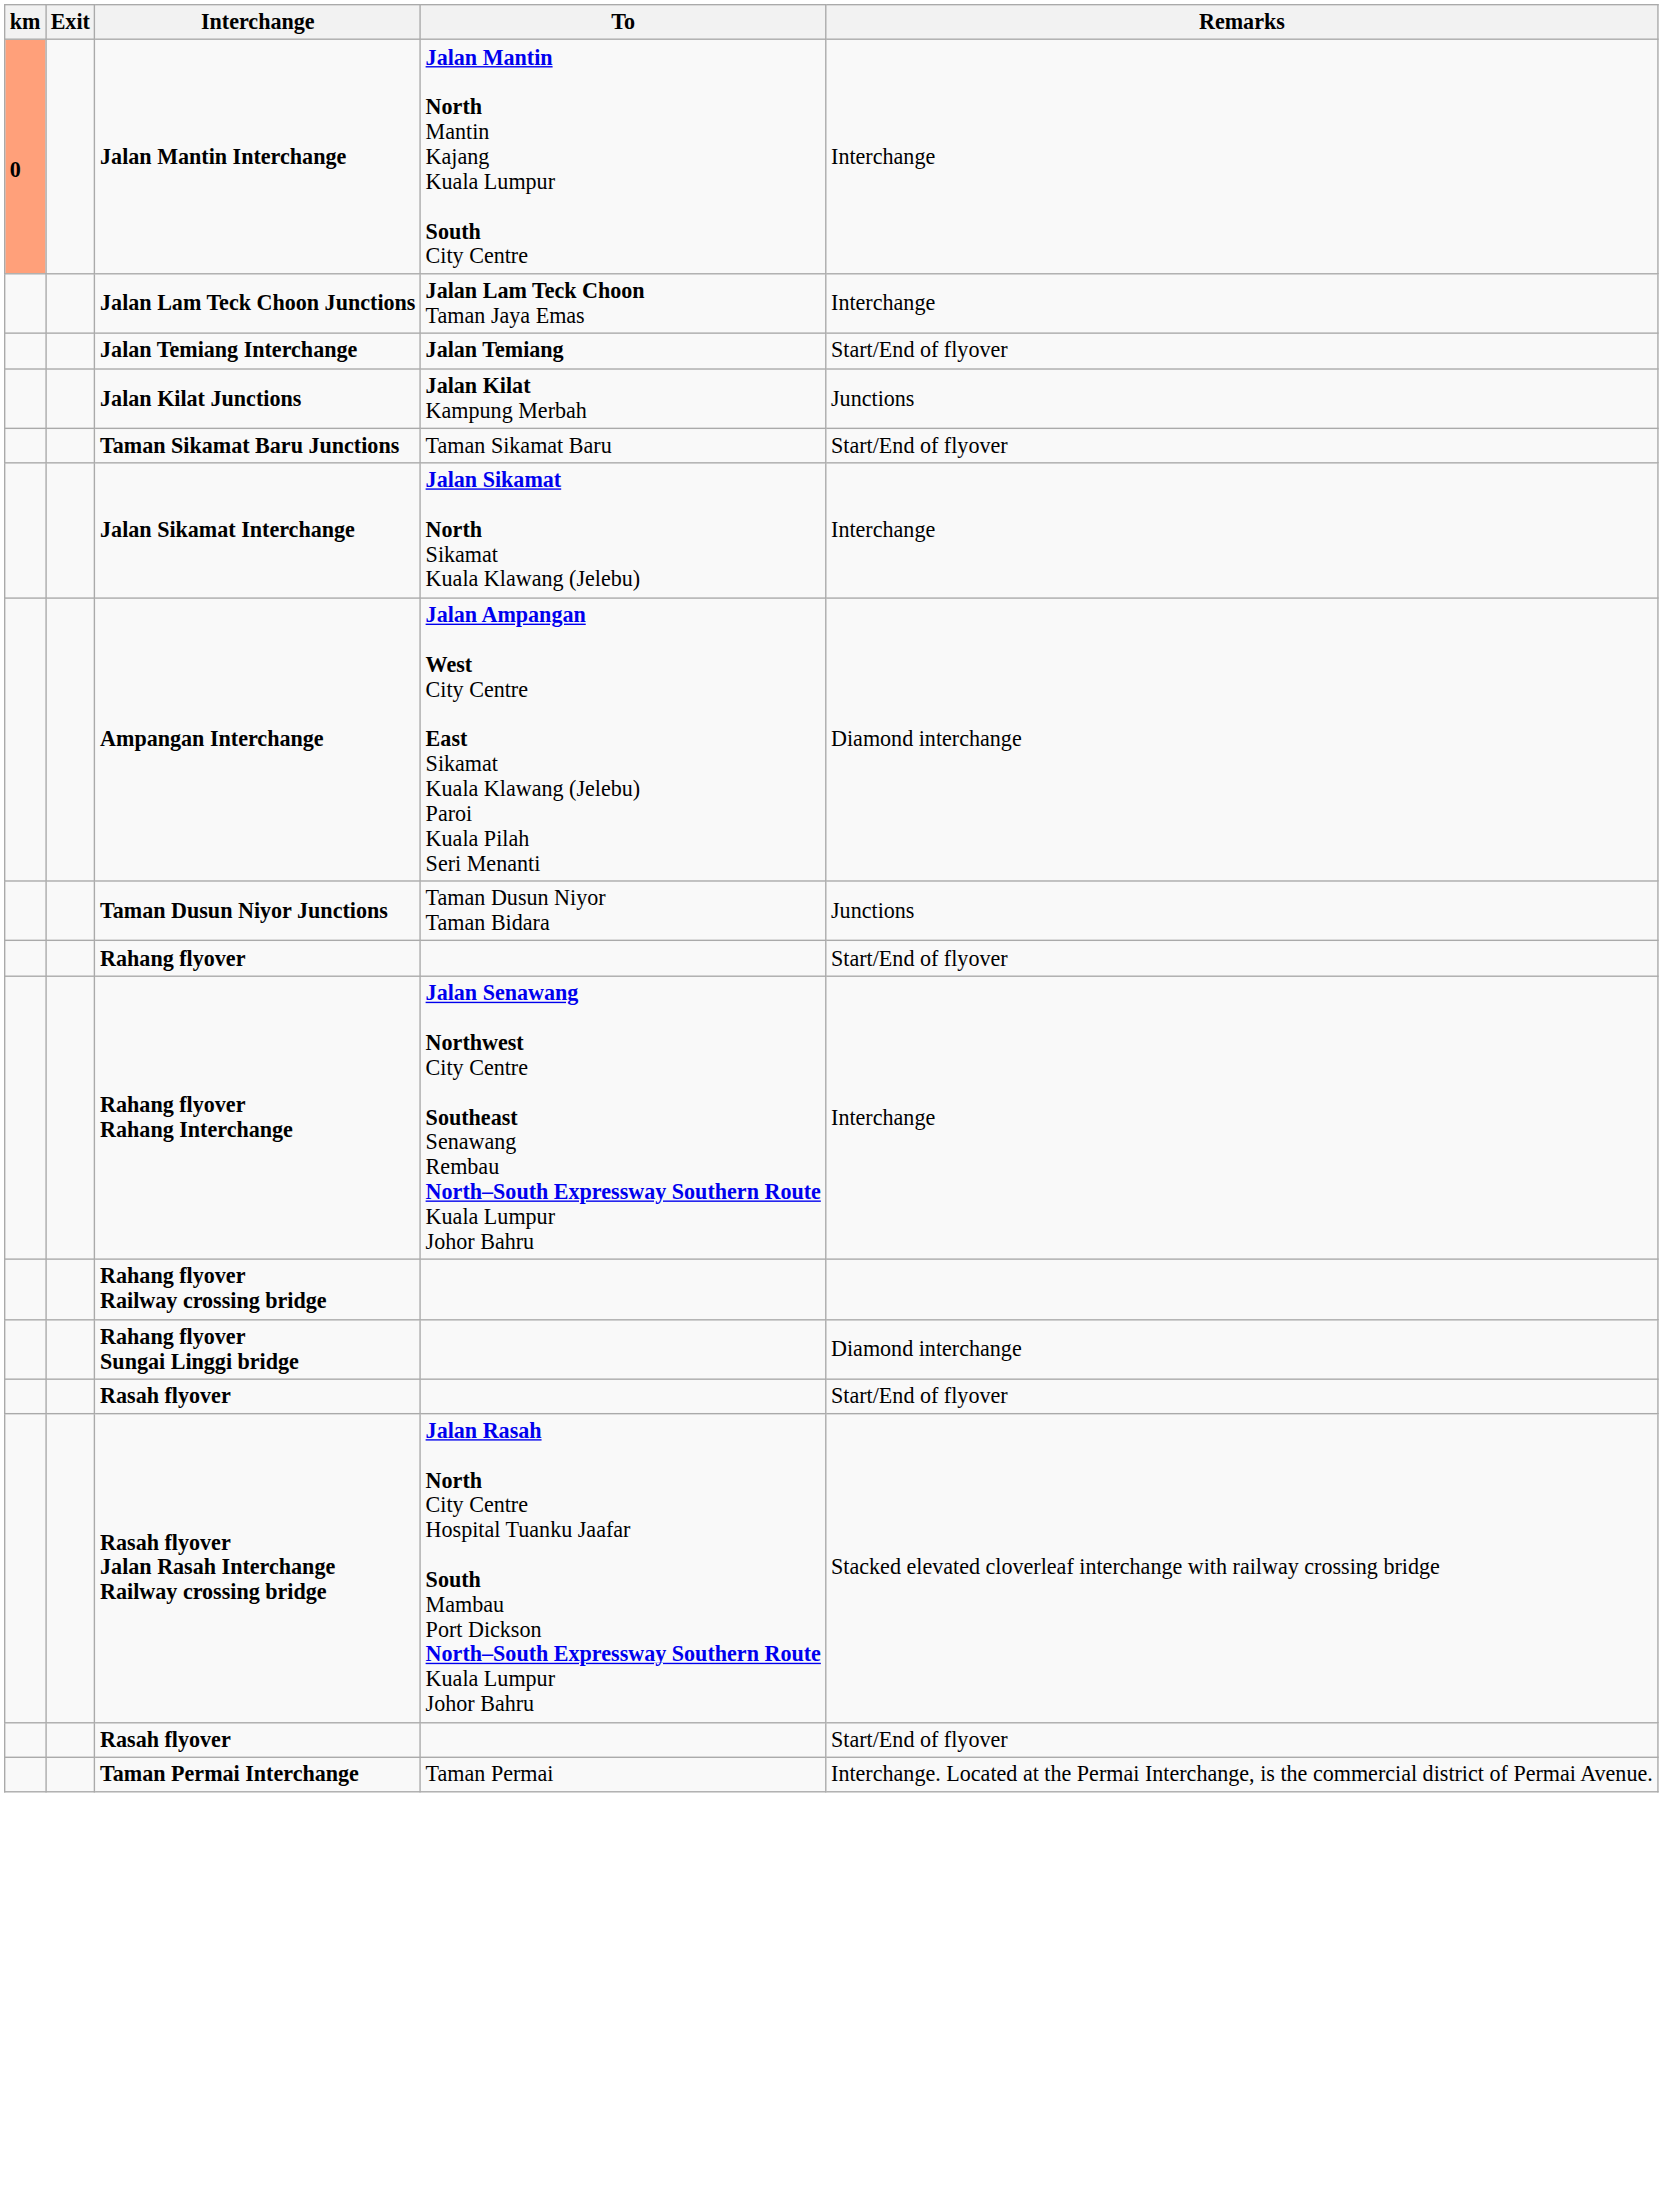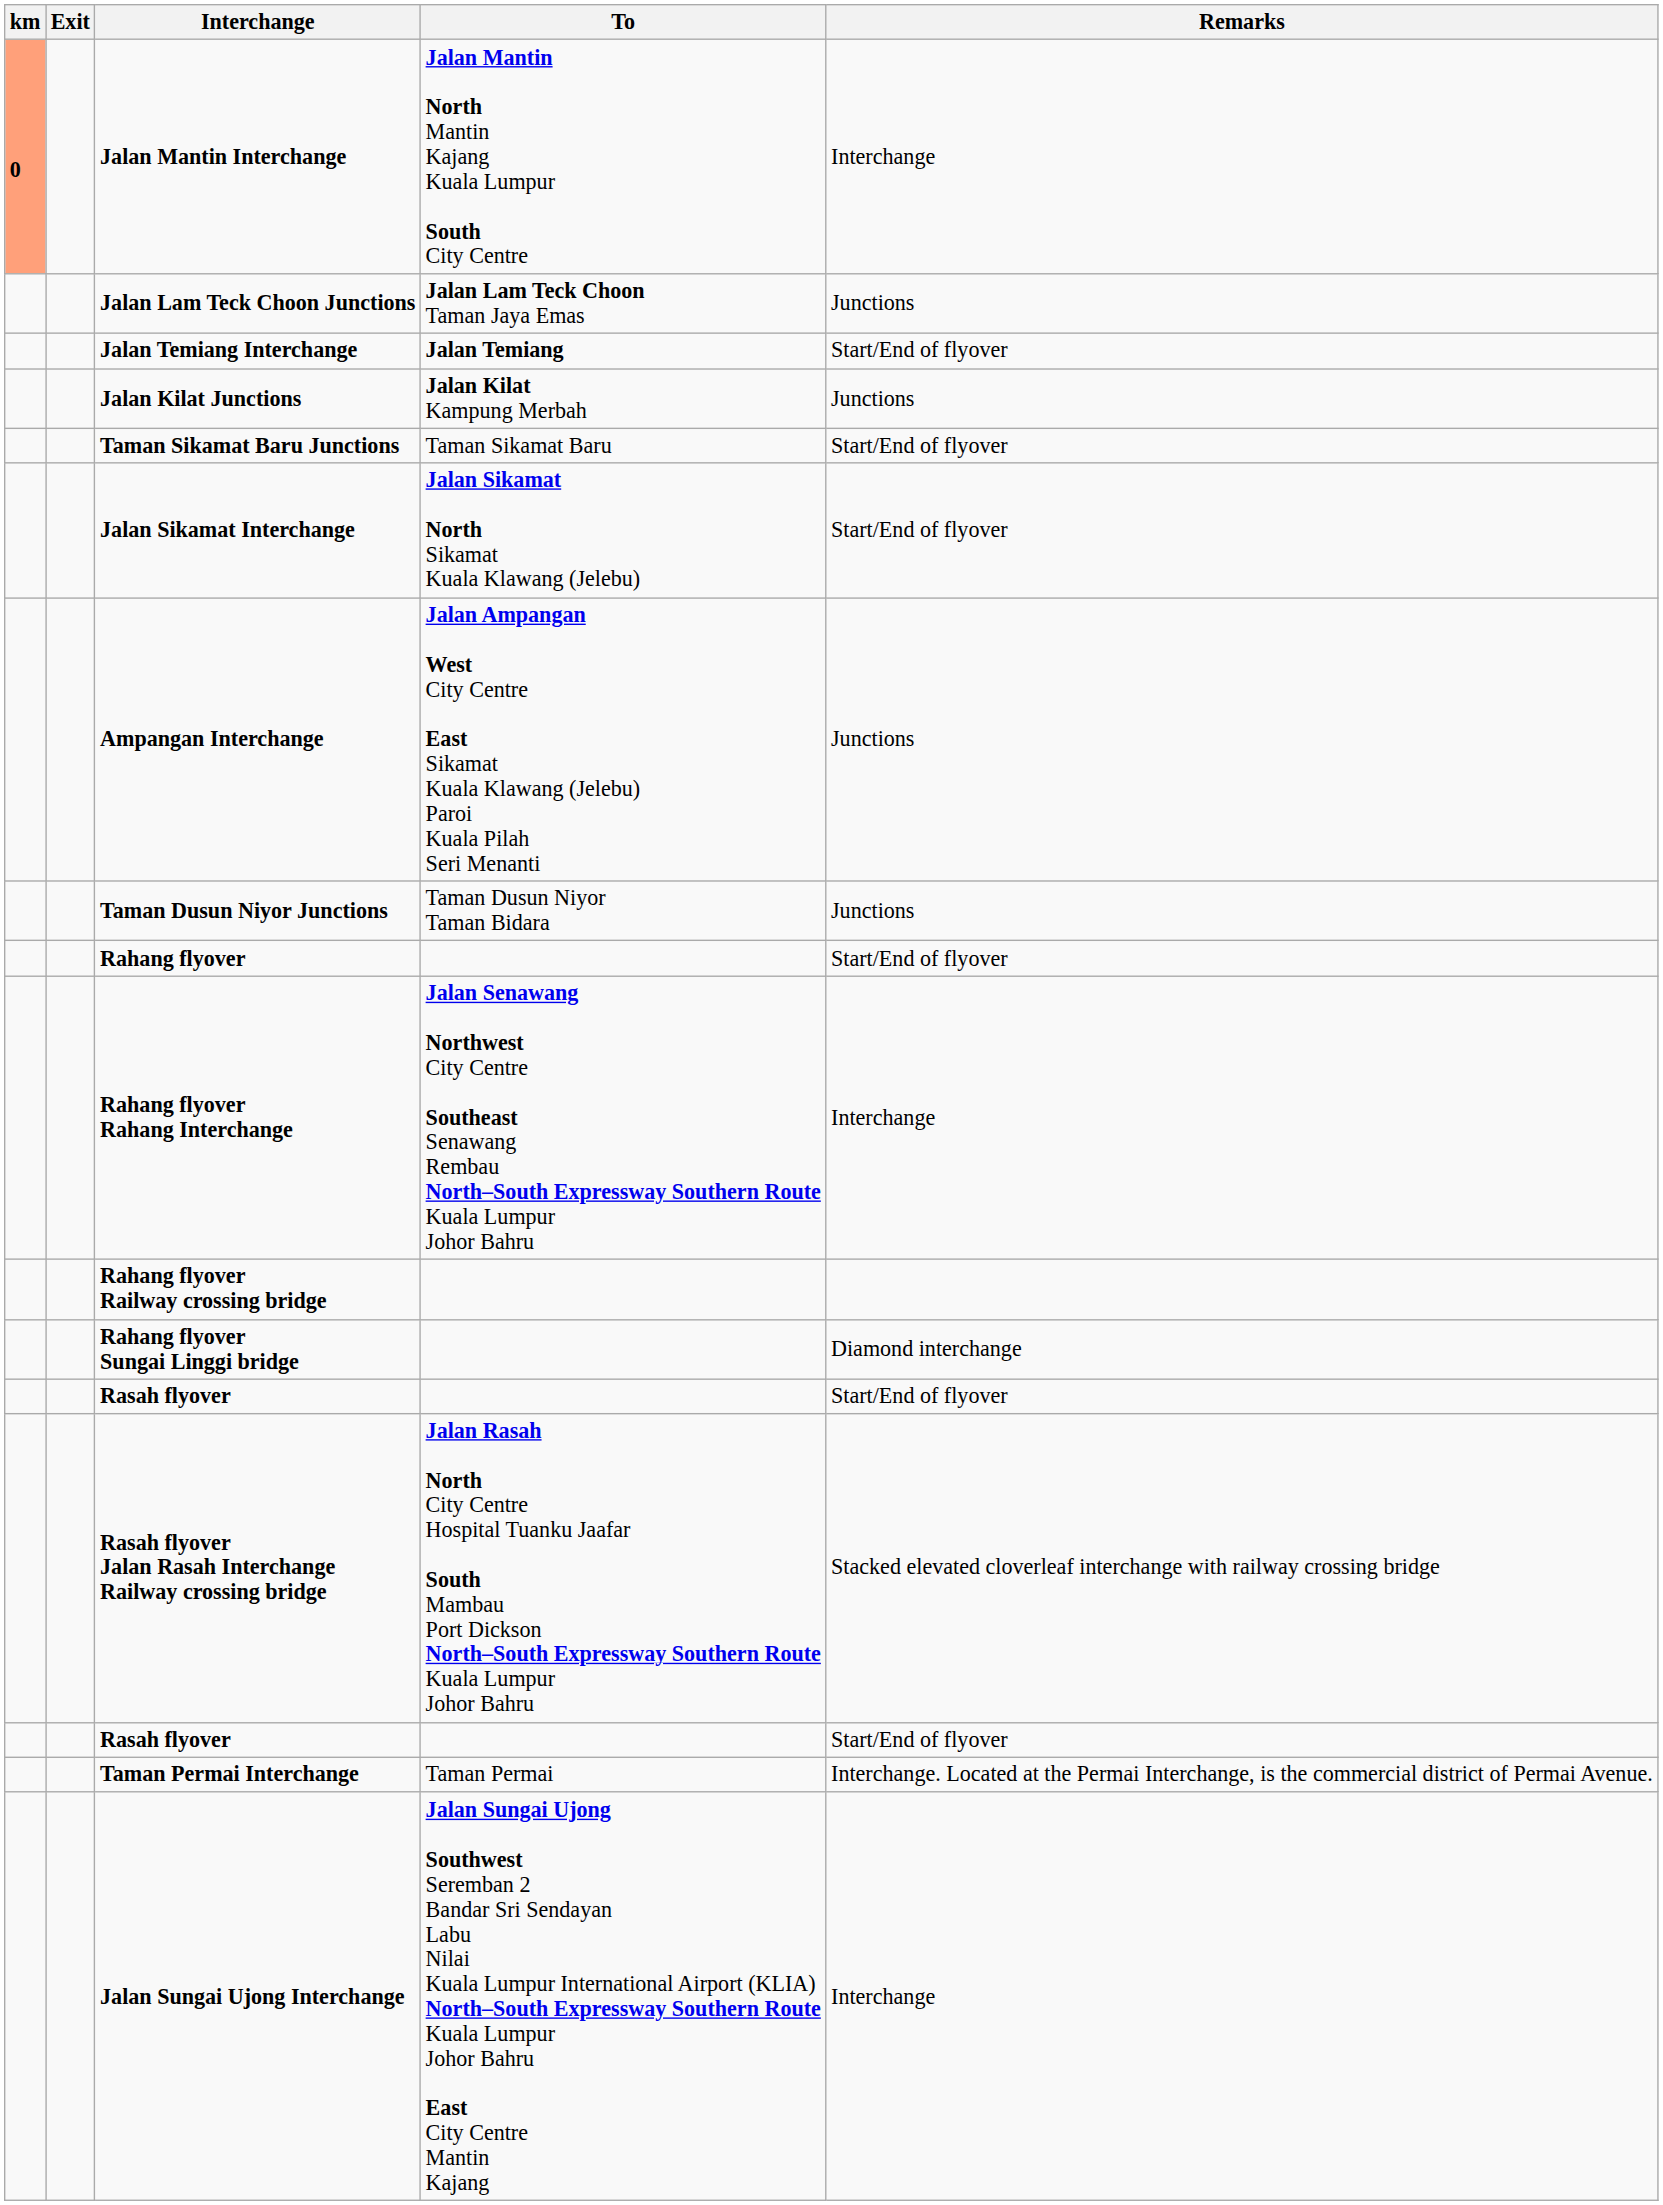(883, 303) Interchange -> (873, 303) Junctions
(883, 530) Interchange -> (919, 530) Start/End of flyover
(926, 739) Diamond interchange -> (873, 739) Junctions
+ row: (252, 1995)
